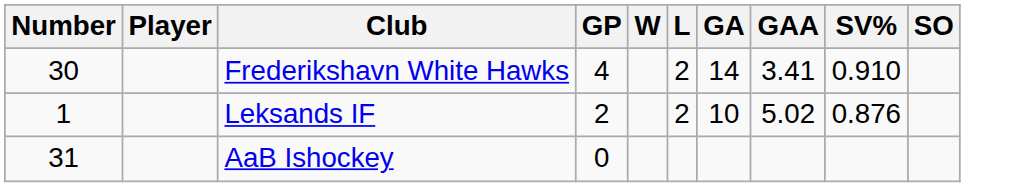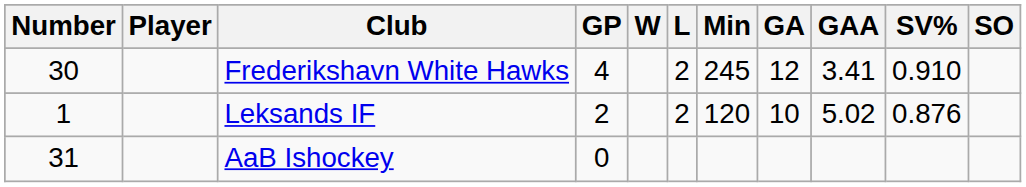+ column: (727, 26)
(724, 70) 14 -> (784, 70) 12
